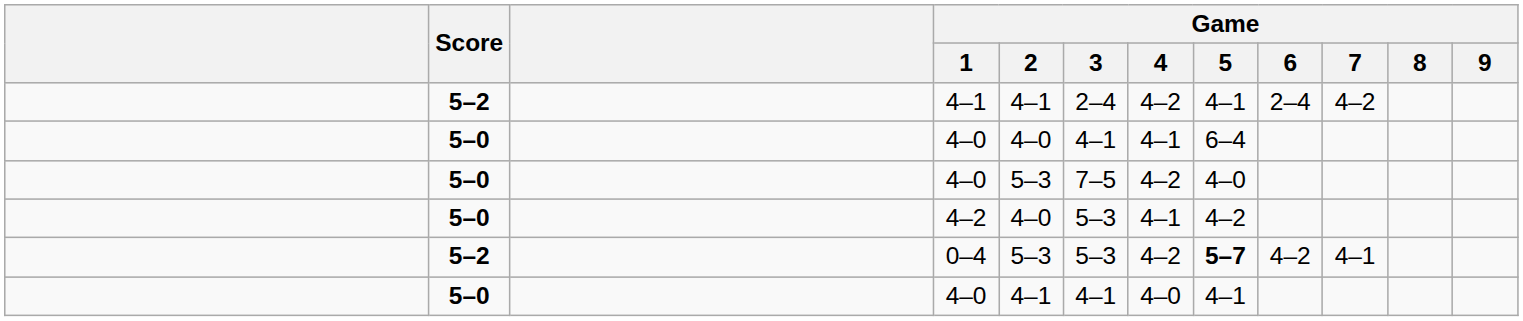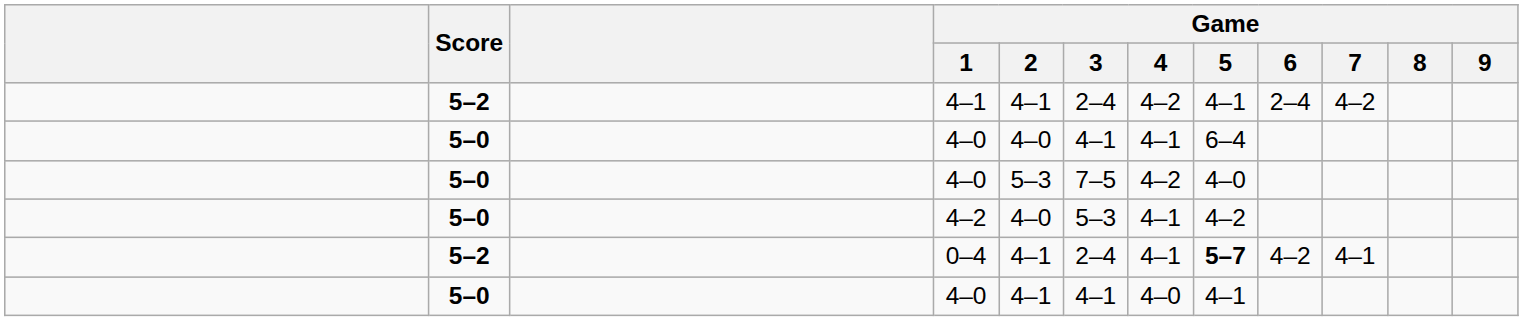(1031, 256) 5–3 -> (1031, 256) 4–1
(1096, 256) 5–3 -> (1096, 256) 2–4
(1161, 256) 4–2 -> (1161, 256) 4–1
